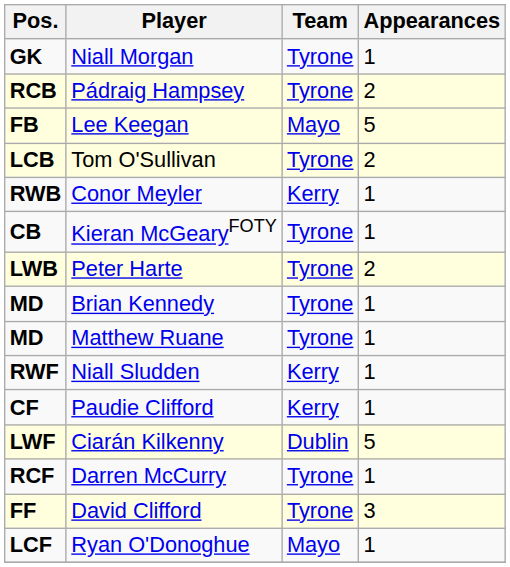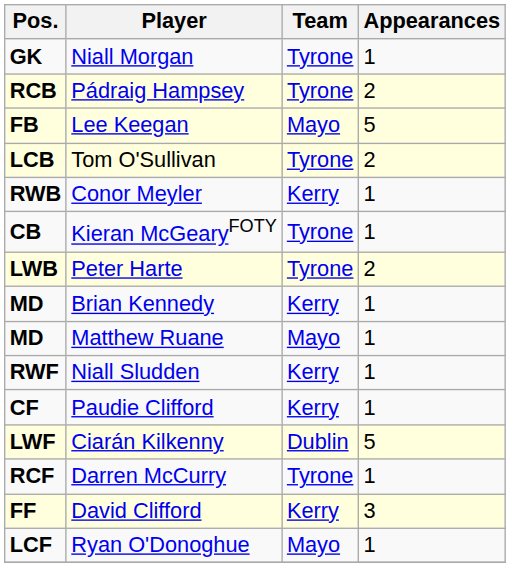(320, 303) Tyrone -> (313, 303) Kerry
(320, 338) Tyrone -> (313, 338) Mayo
(320, 510) Tyrone -> (313, 510) Kerry
